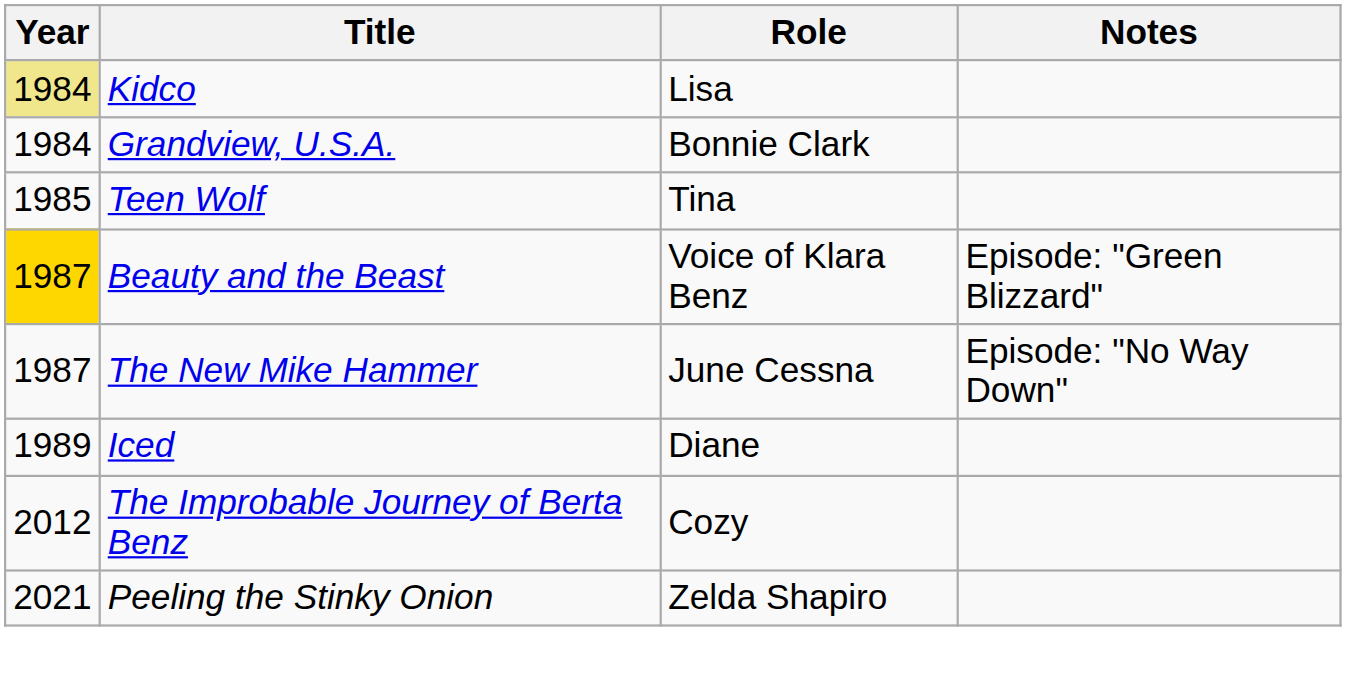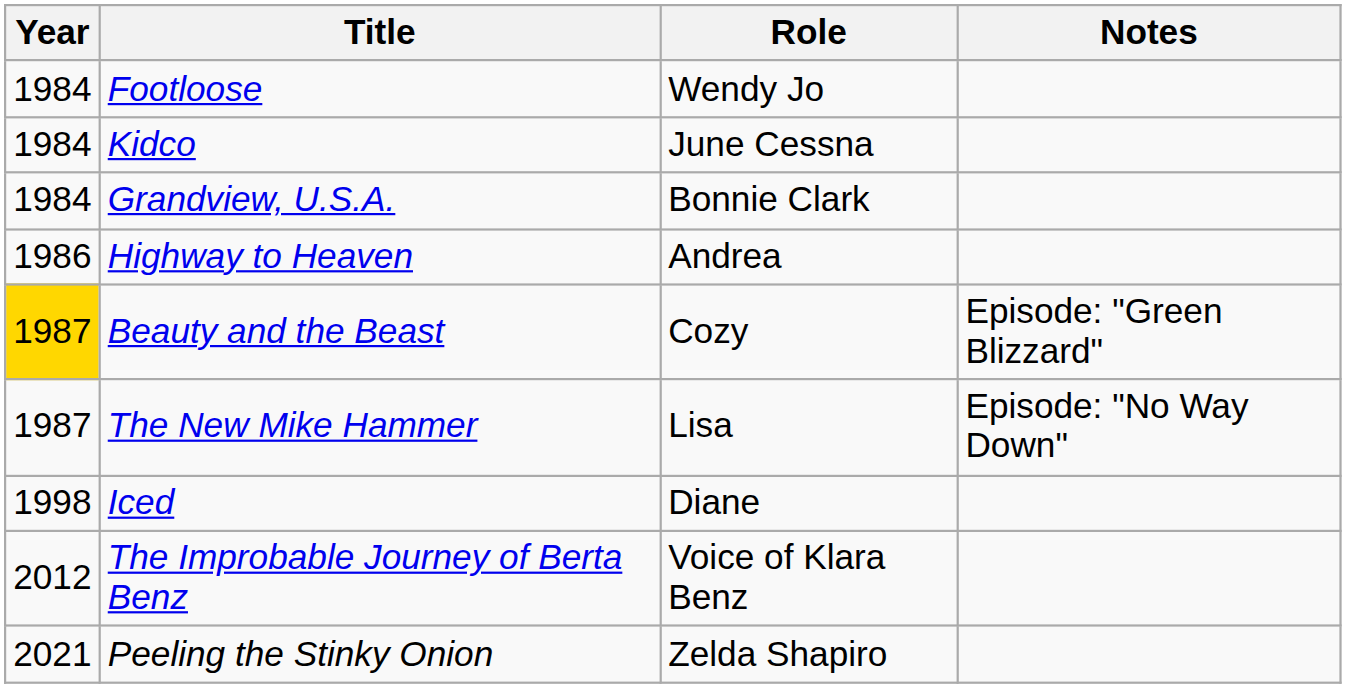+ row: (185, 88)
(52, 88) khaki background -> (52, 144) no background
(700, 88) Lisa -> (771, 144) June Cessna
- row: (186, 199)
+ row: (260, 255)
(777, 275) Voice of Klara Benz -> (708, 331) Cozy
(771, 370) June Cessna -> (700, 426) Lisa
(52, 446) 1989 -> (52, 502) 1998
(708, 522) Cozy -> (777, 578) Voice of Klara Benz
